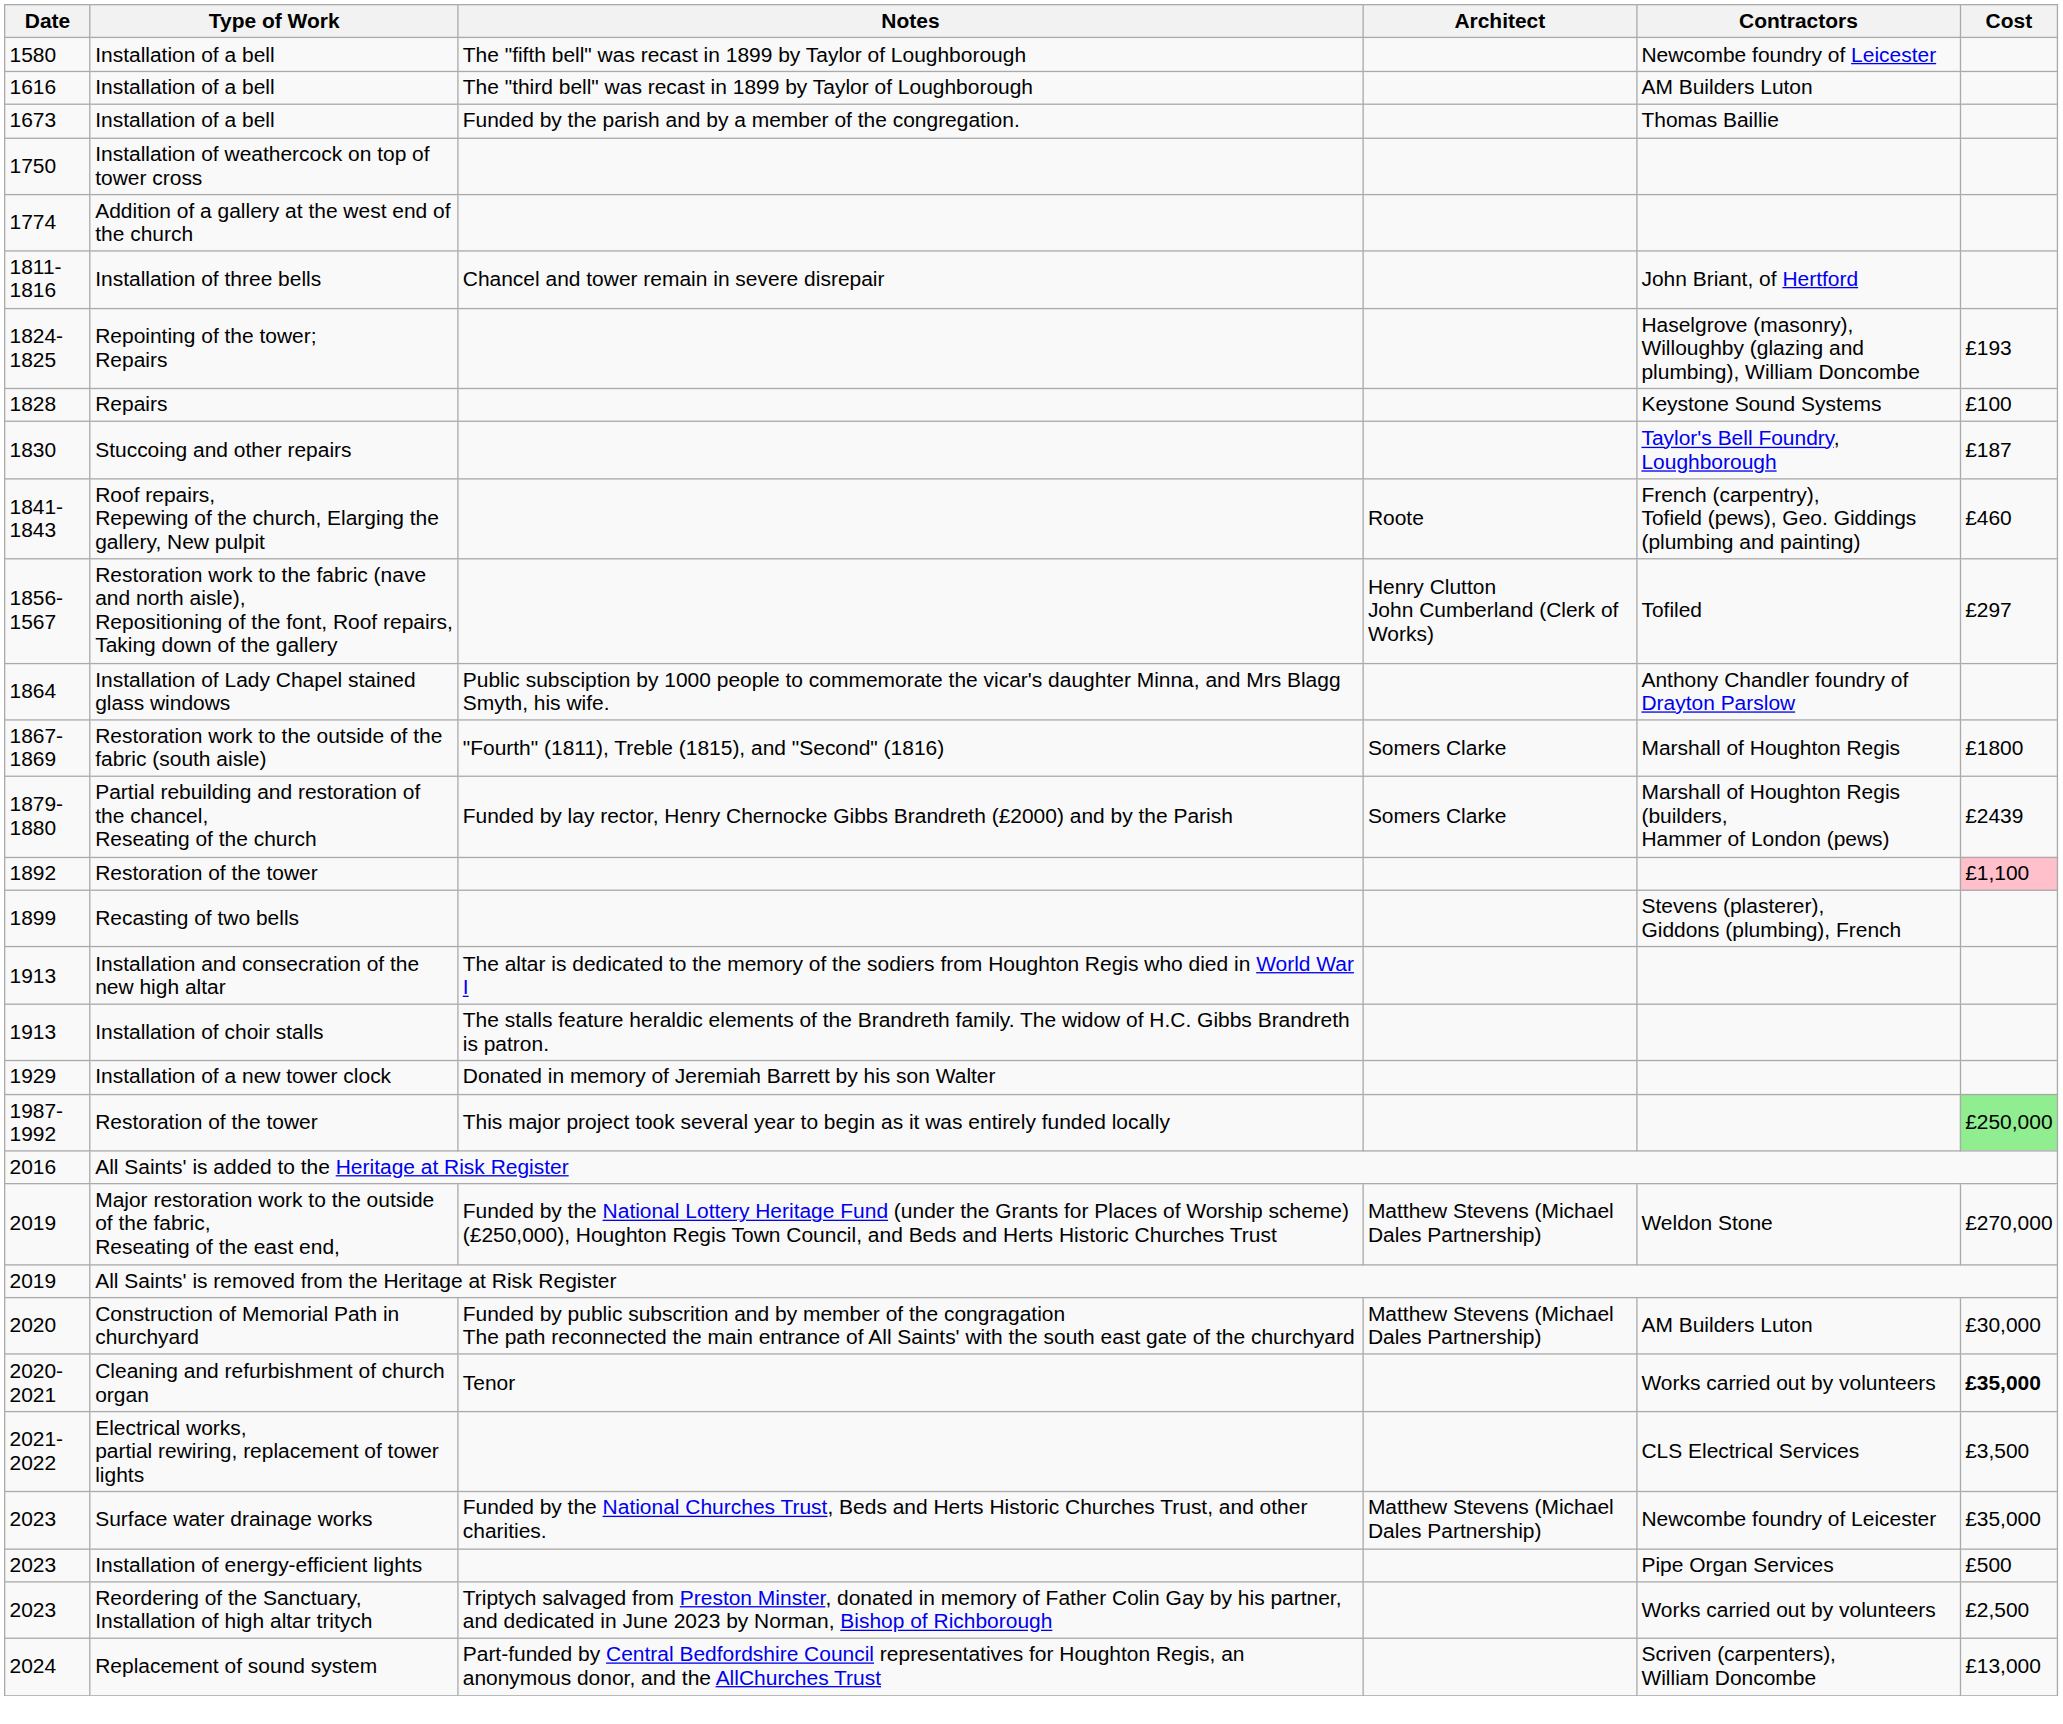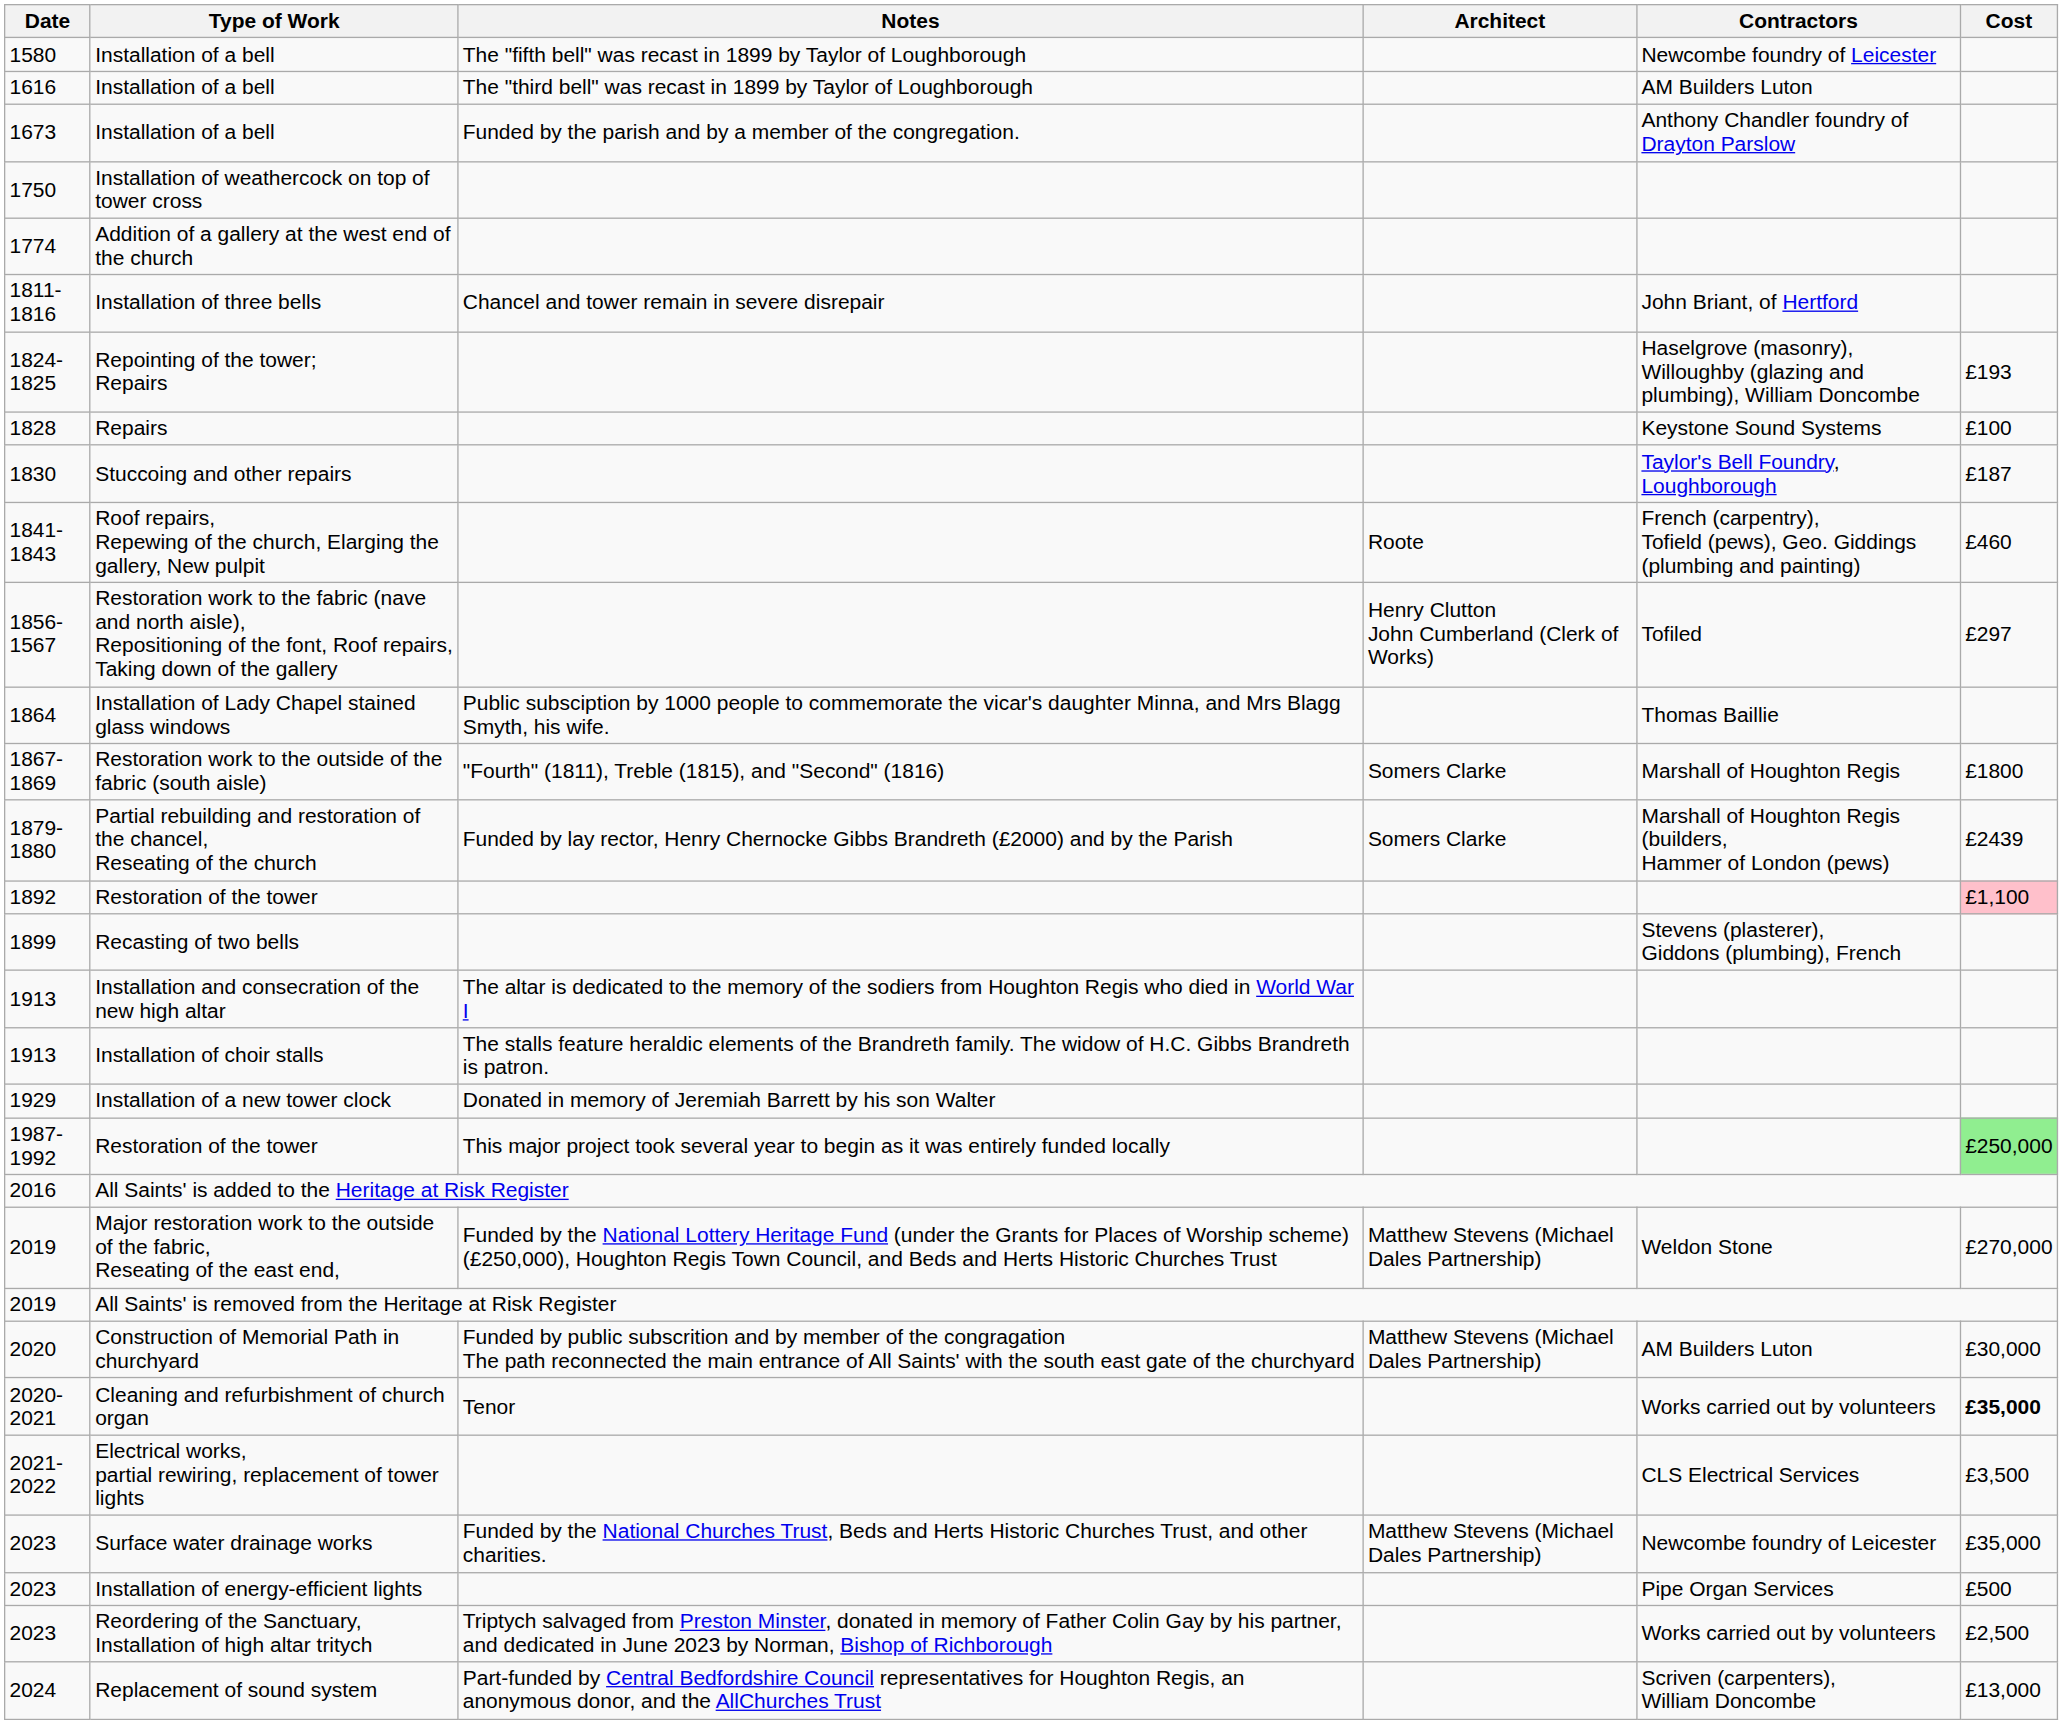(1710, 120) Thomas Baillie -> (1775, 132) Anthony Chandler foundry of Drayton Parslow
(1775, 691) Anthony Chandler foundry of Drayton Parslow -> (1710, 714) Thomas Baillie
